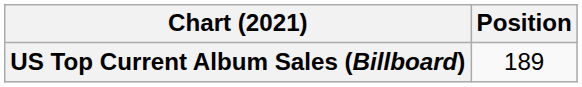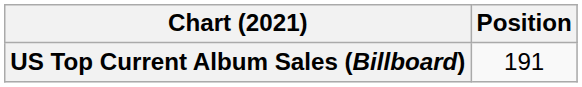(524, 61) 189 -> (524, 61) 191
